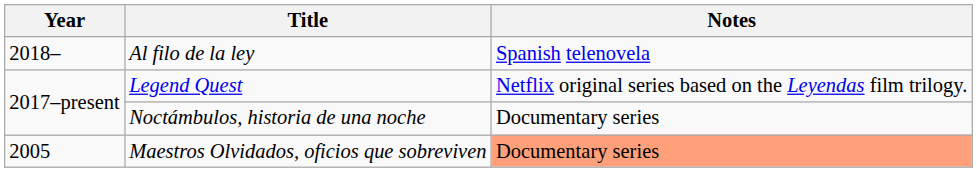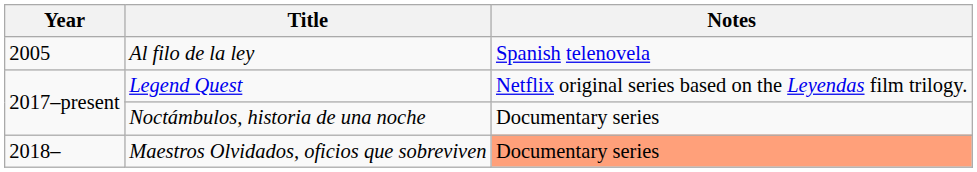(35, 53) 2018– -> (30, 53) 2005
(30, 150) 2005 -> (35, 150) 2018–
